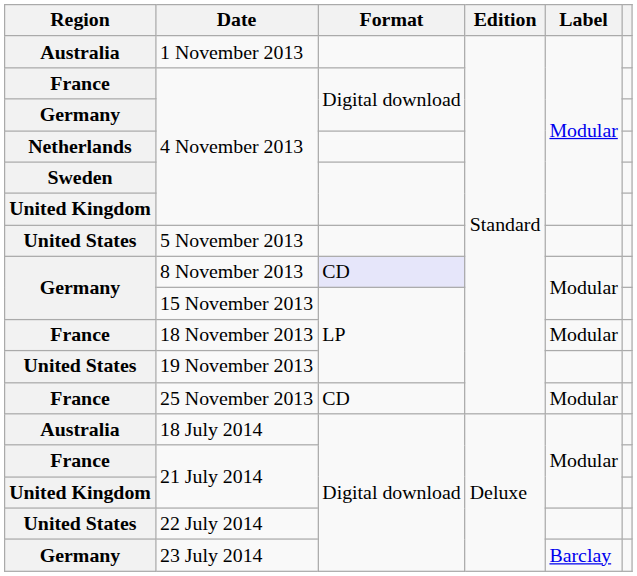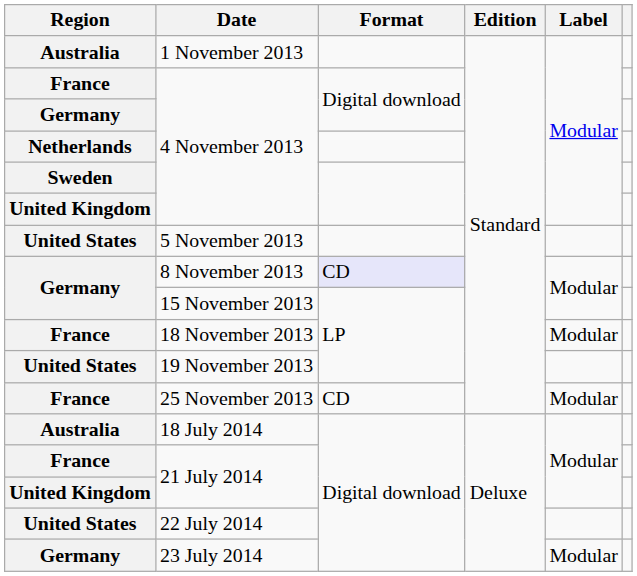(580, 555) Barclay -> (584, 555) Modular
